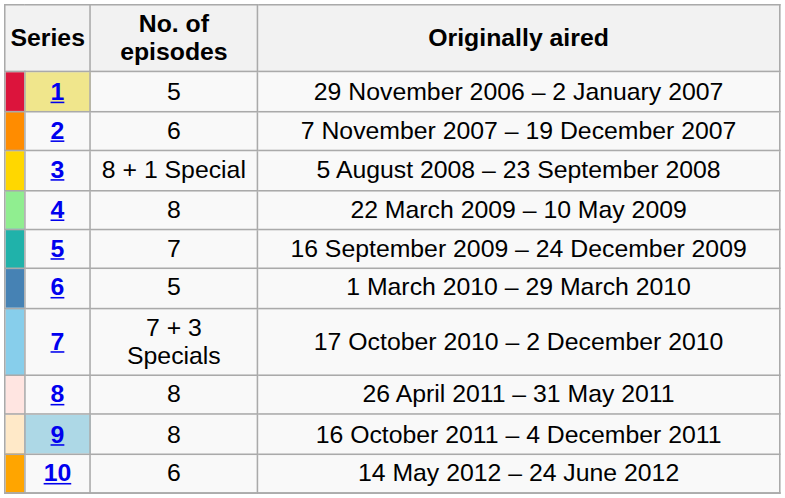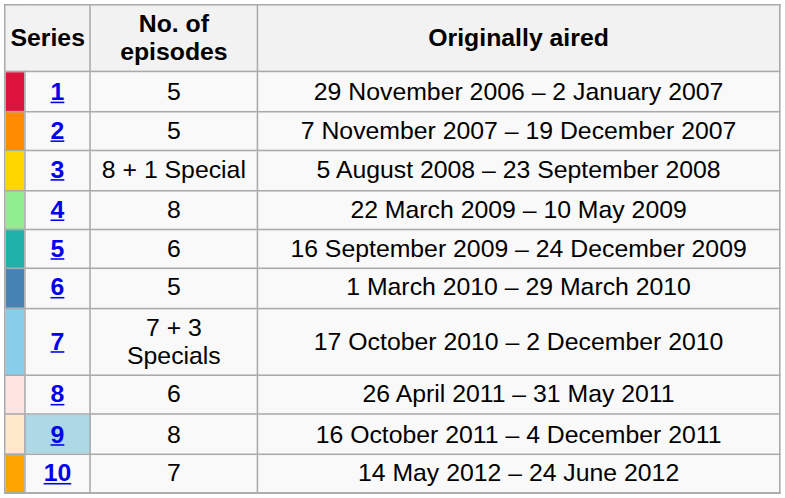(57, 91) khaki background -> (57, 91) no background
(174, 130) 6 -> (174, 130) 5
(174, 248) 7 -> (174, 248) 6
(174, 394) 8 -> (174, 394) 6
(174, 473) 6 -> (174, 473) 7
